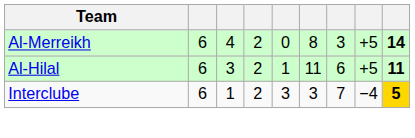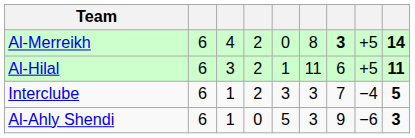(341, 42) normal -> (341, 42) bold
(396, 94) gold background -> (396, 94) no background
+ row: (61, 119)
